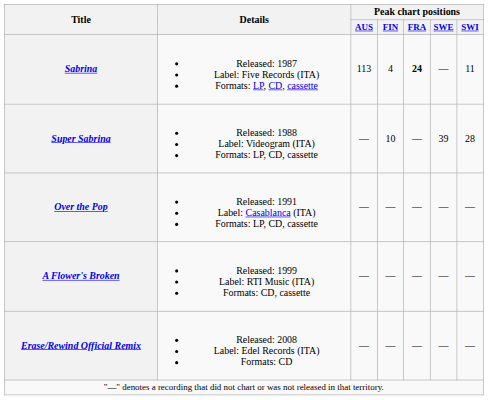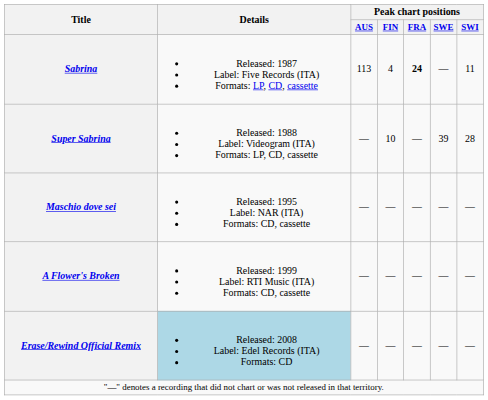- row: (81, 207)
+ row: (81, 207)
(254, 351) no background -> (254, 351) lightblue background
